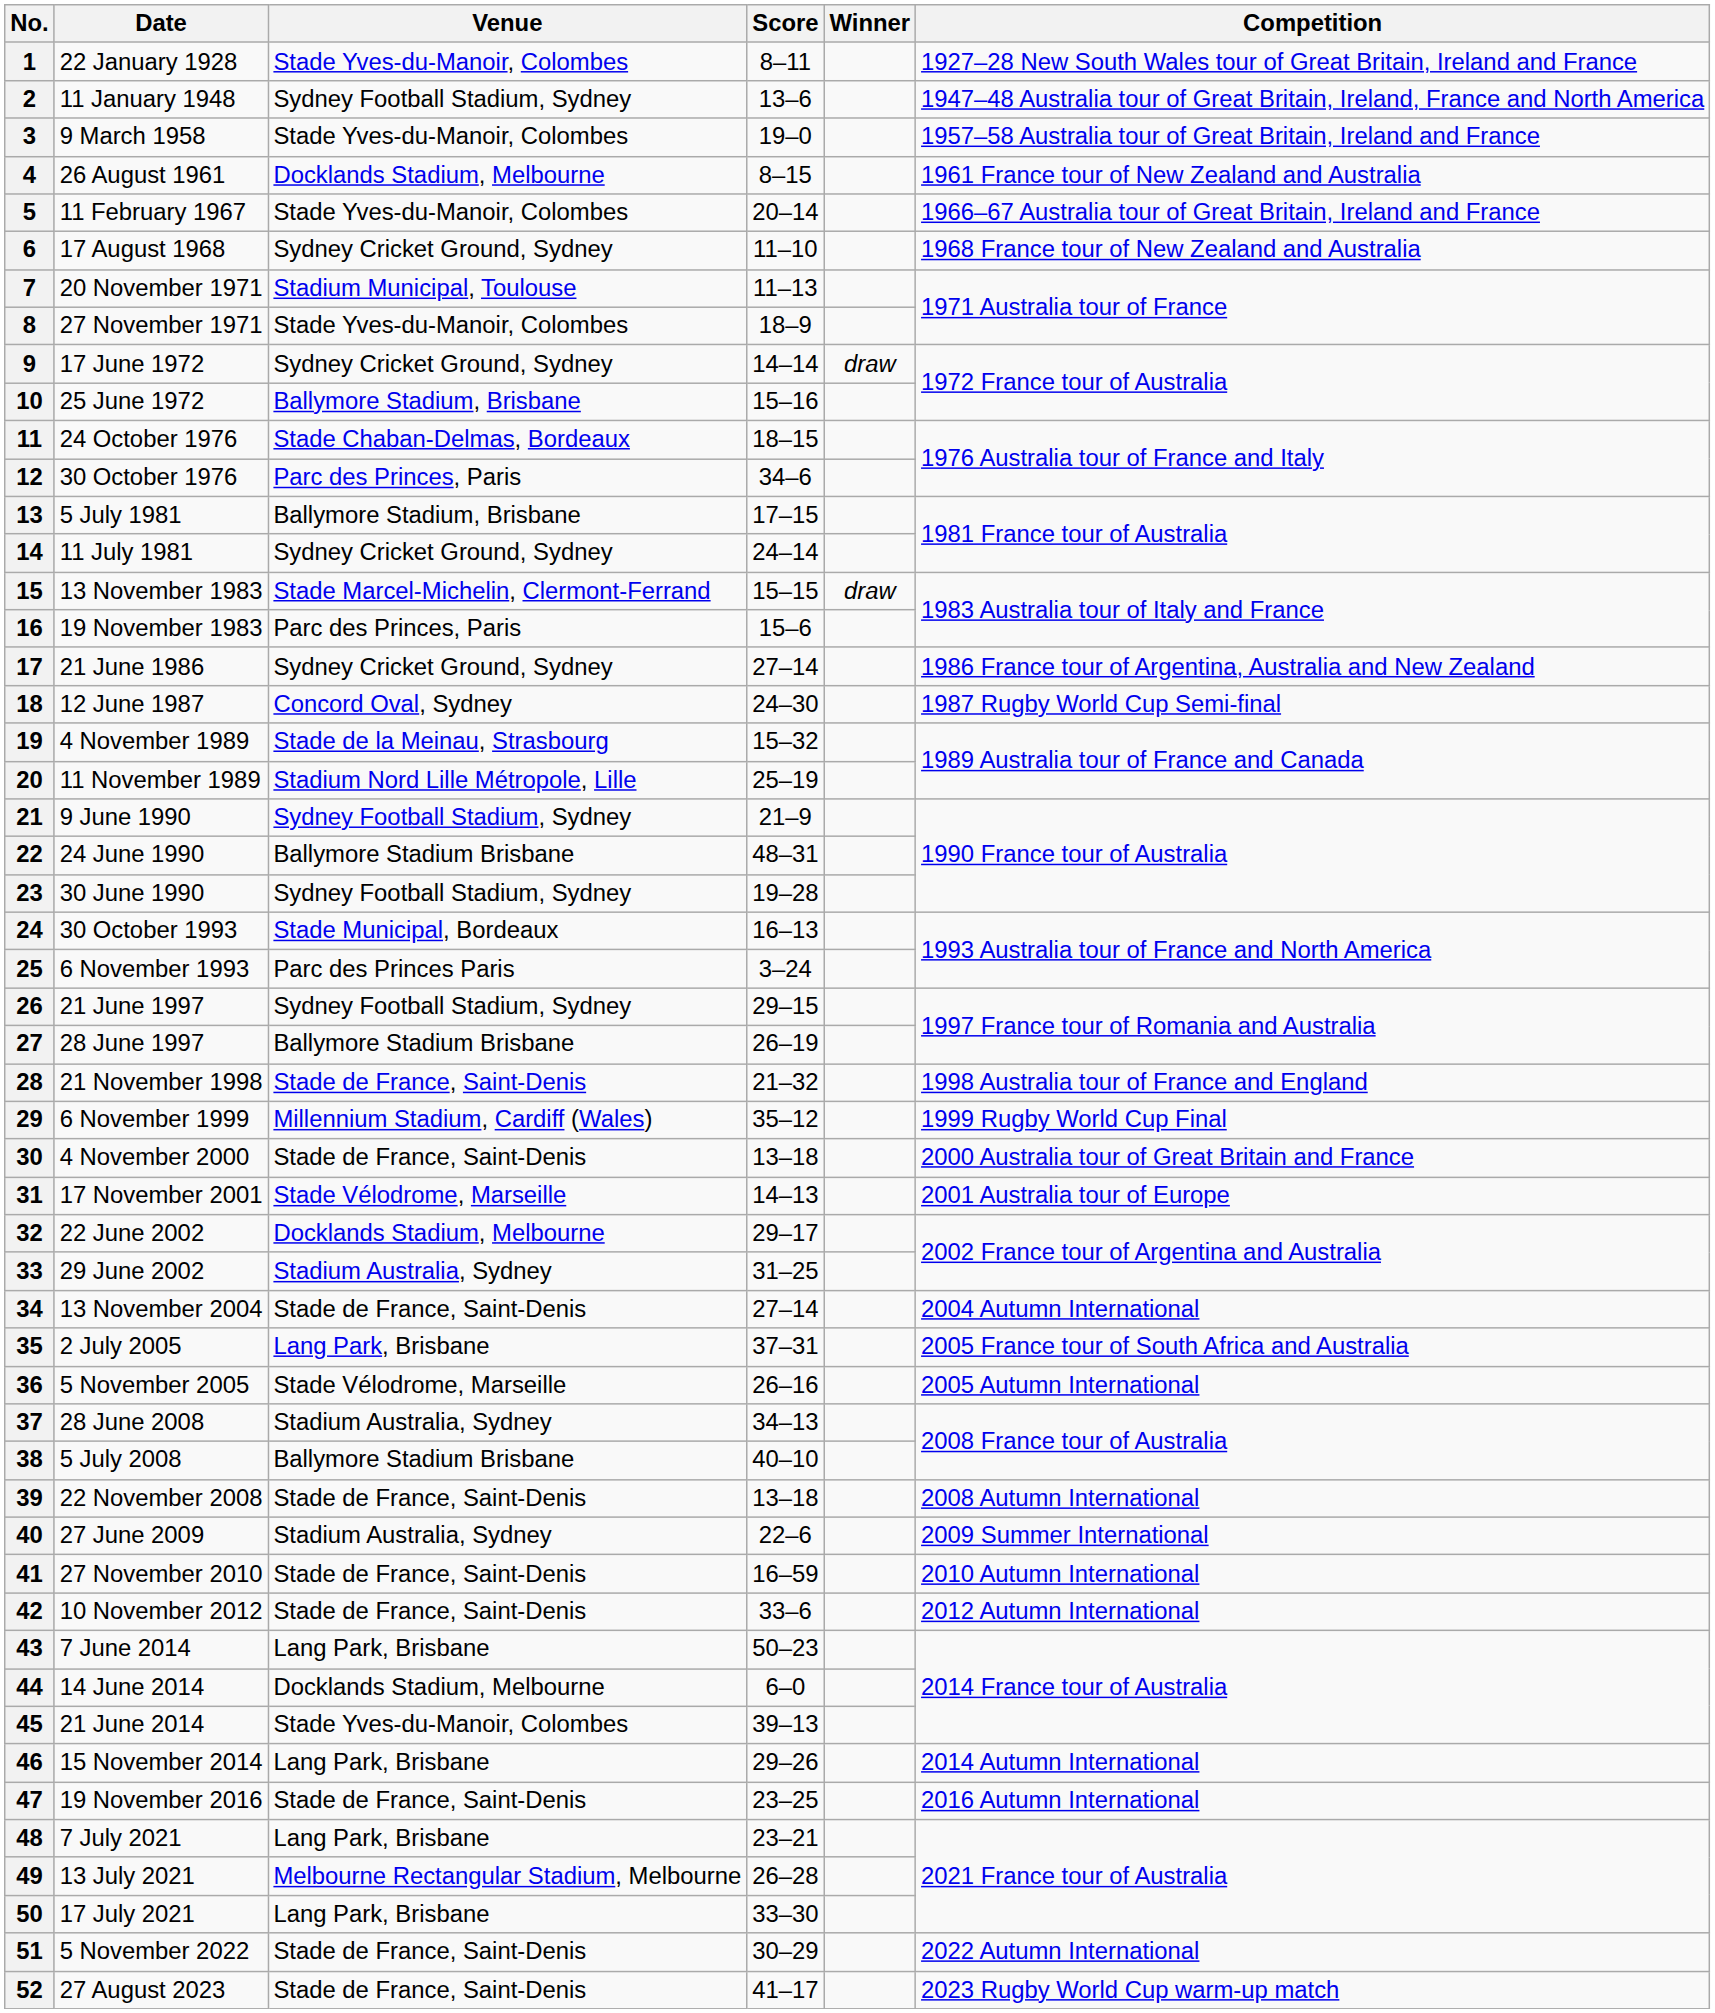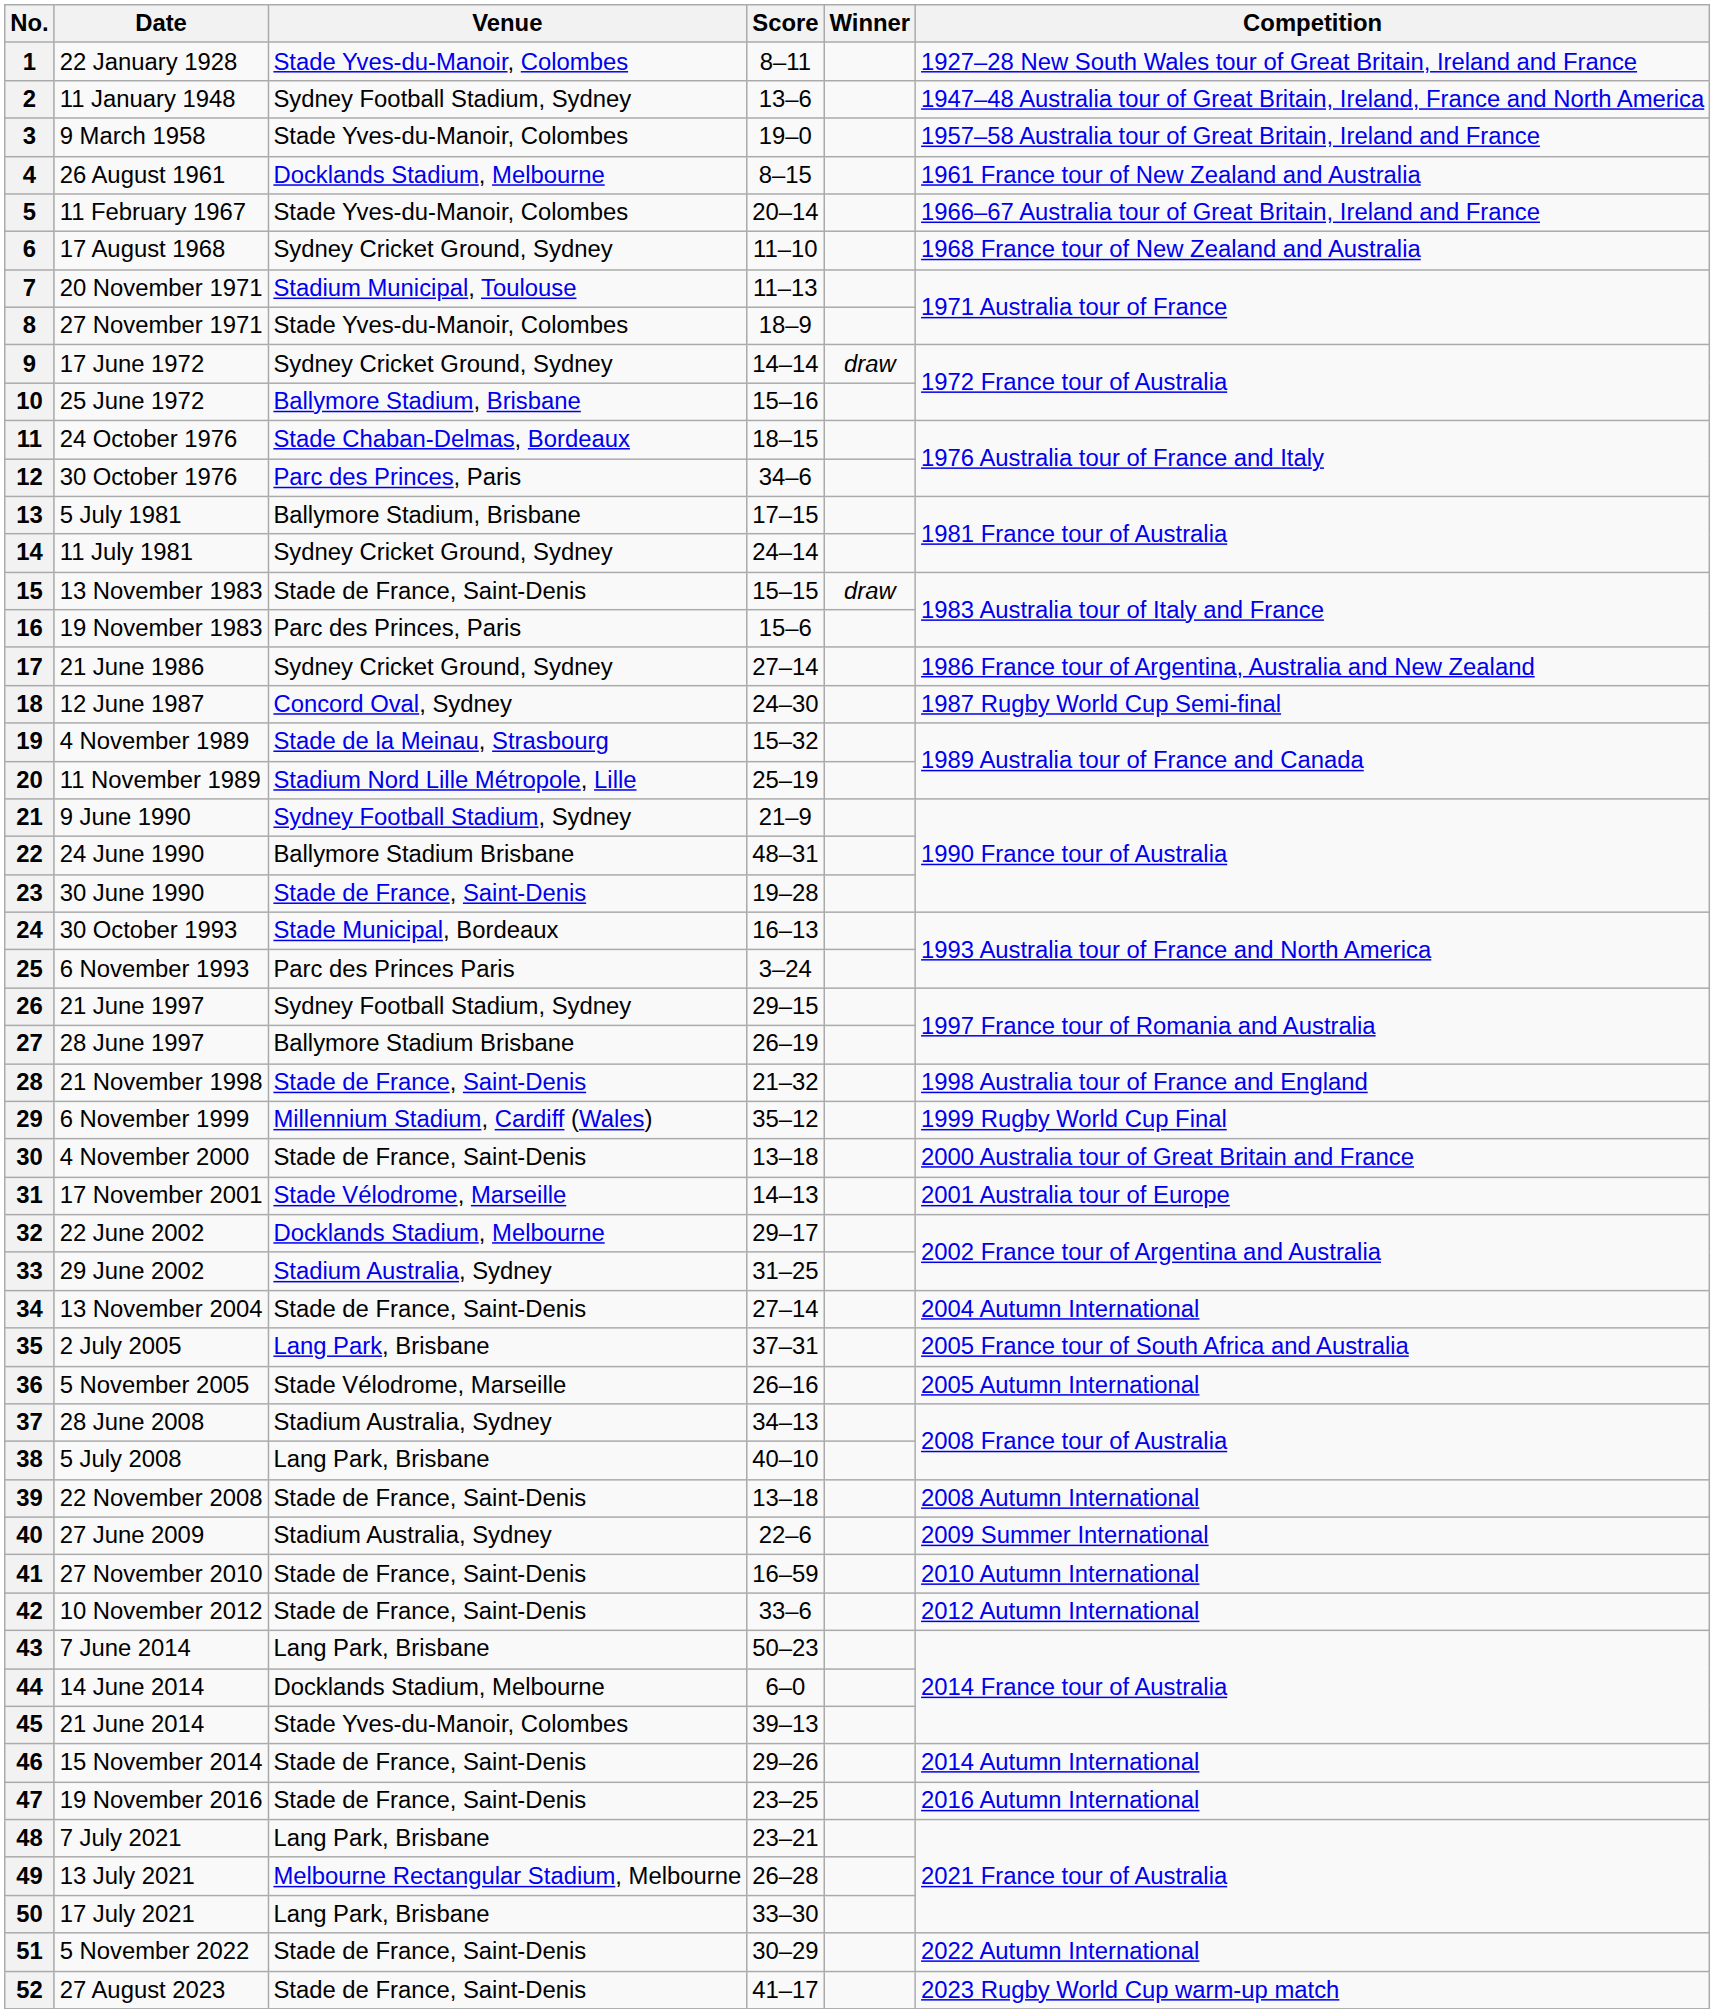(492, 590) Stade Marcel-Michelin, Clermont-Ferrand -> (430, 590) Stade de France, Saint-Denis
(452, 893) Sydney Football Stadium, Sydney -> (430, 893) Stade de France, Saint-Denis
(424, 1460) Ballymore Stadium Brisbane -> (381, 1460) Lang Park, Brisbane
(381, 1762) Lang Park, Brisbane -> (430, 1762) Stade de France, Saint-Denis
